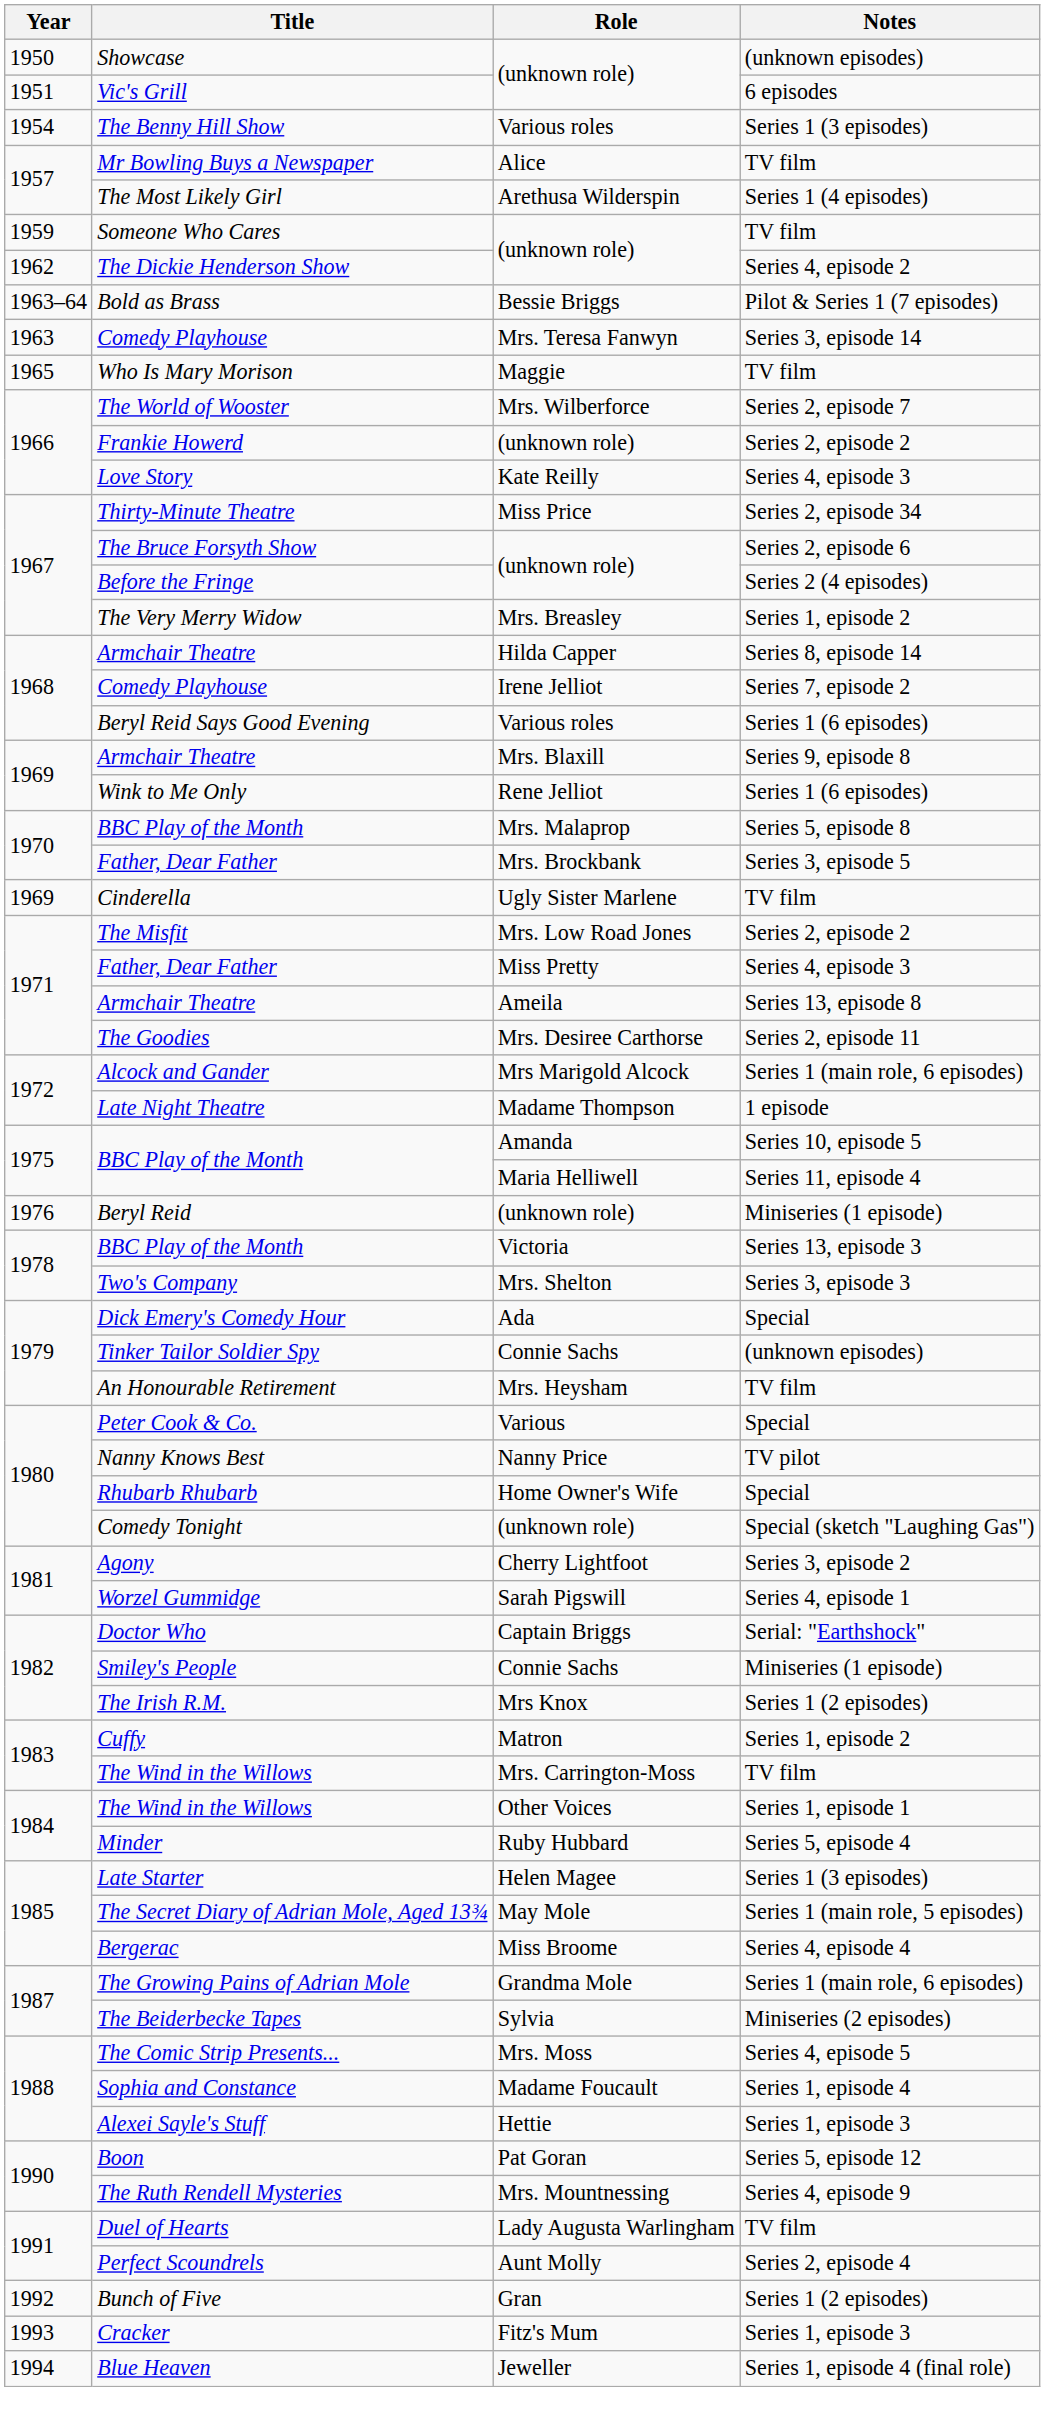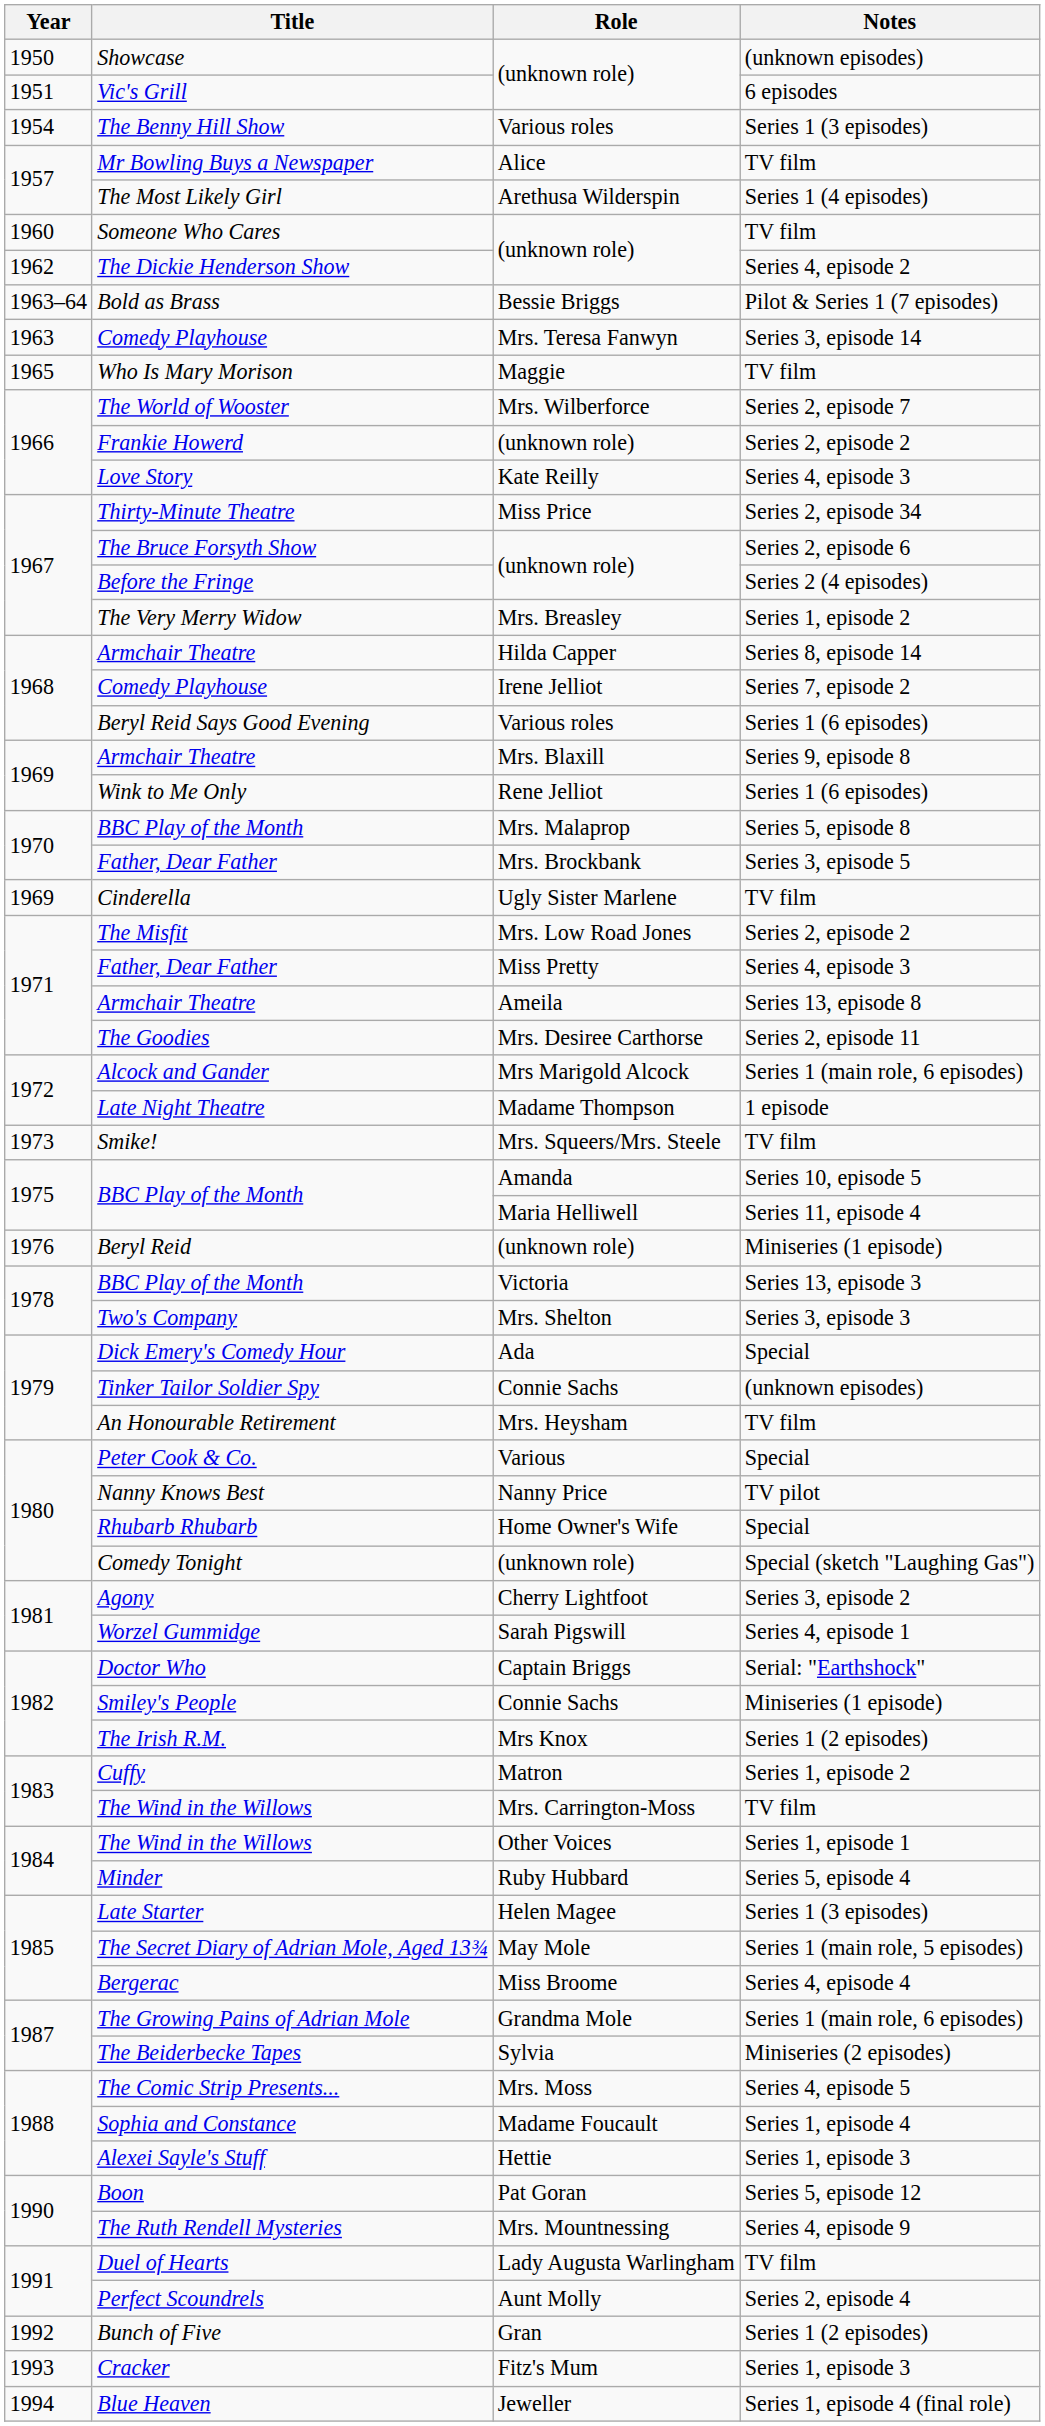(32, 232) 1959 -> (32, 232) 1960
+ row: (127, 1142)
